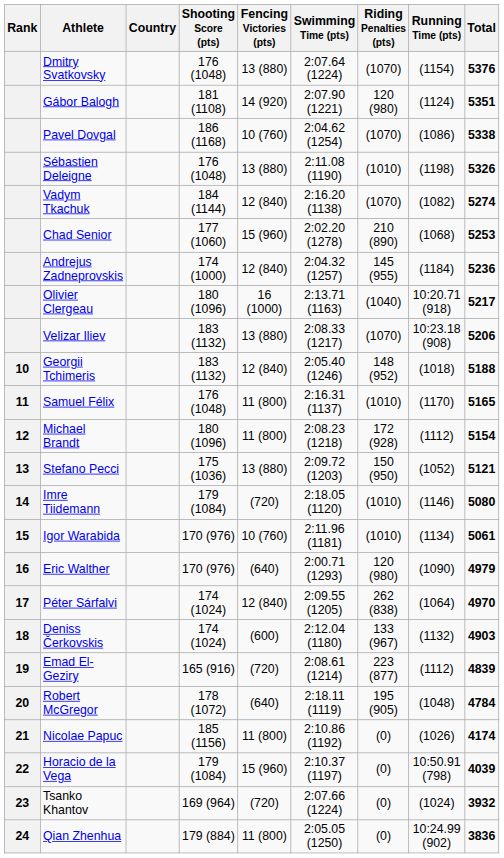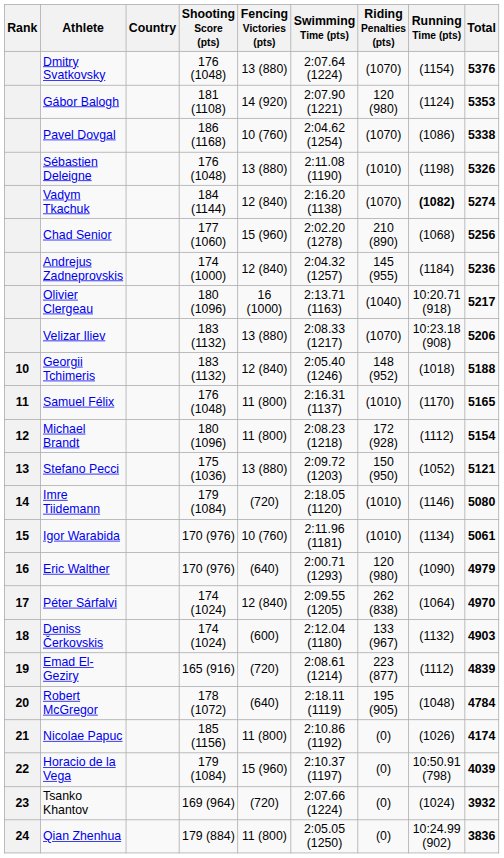(482, 101) 5351 -> (482, 101) 5353
(437, 202) normal -> (437, 202) bold
(482, 235) 5253 -> (482, 235) 5256
